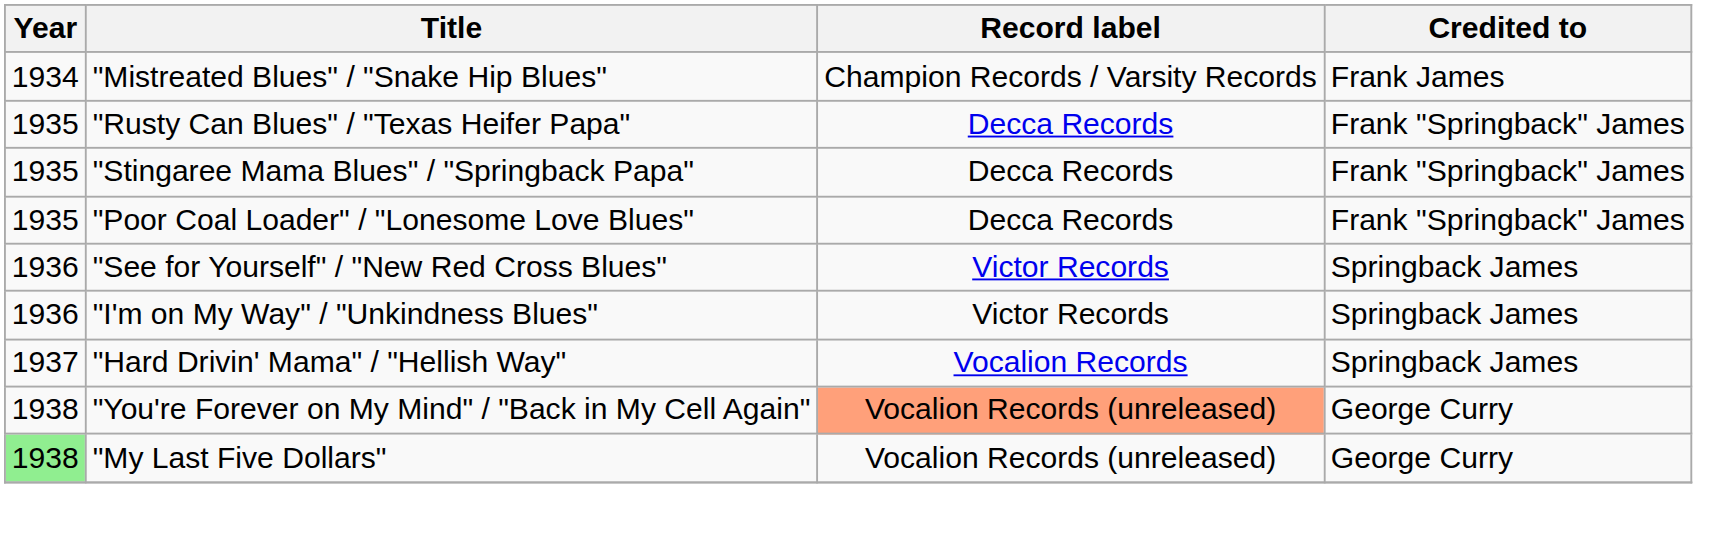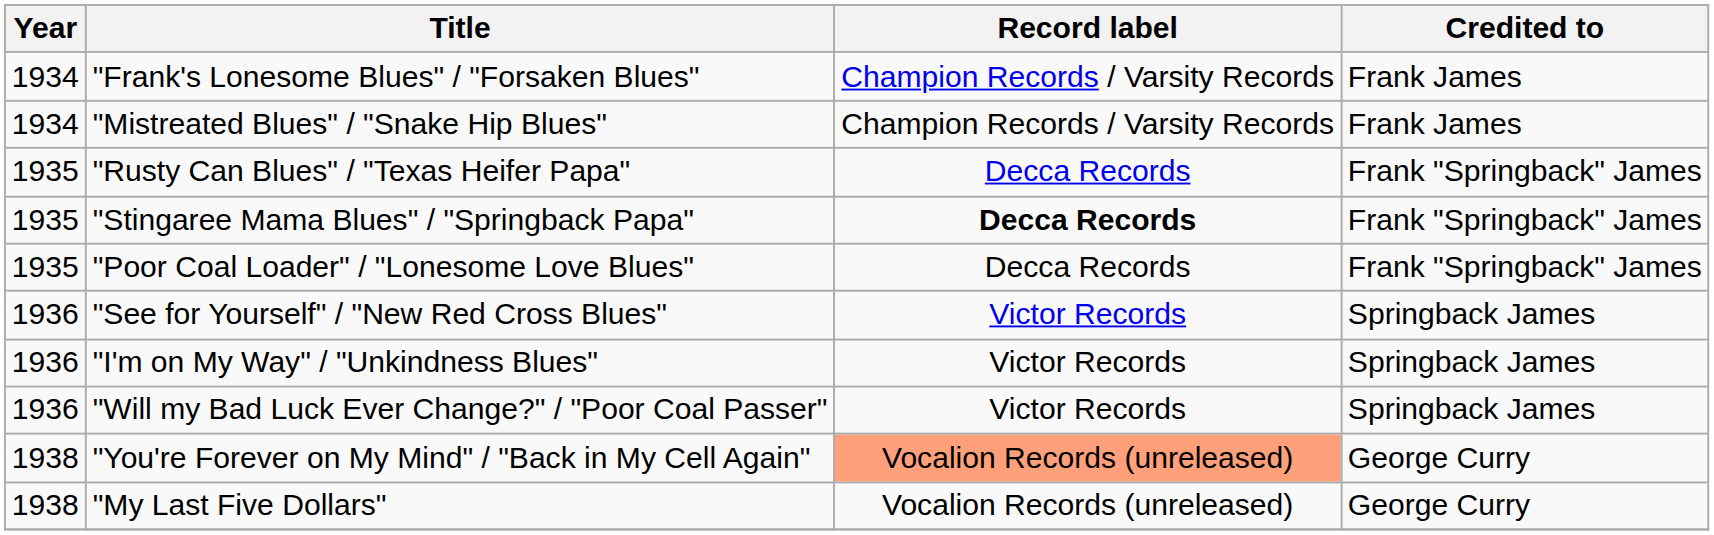+ row: (396, 76)
(1071, 171) normal -> (1088, 219) bold
+ row: (460, 409)
- row: (329, 362)
(45, 457) lightgreen background -> (45, 505) no background
